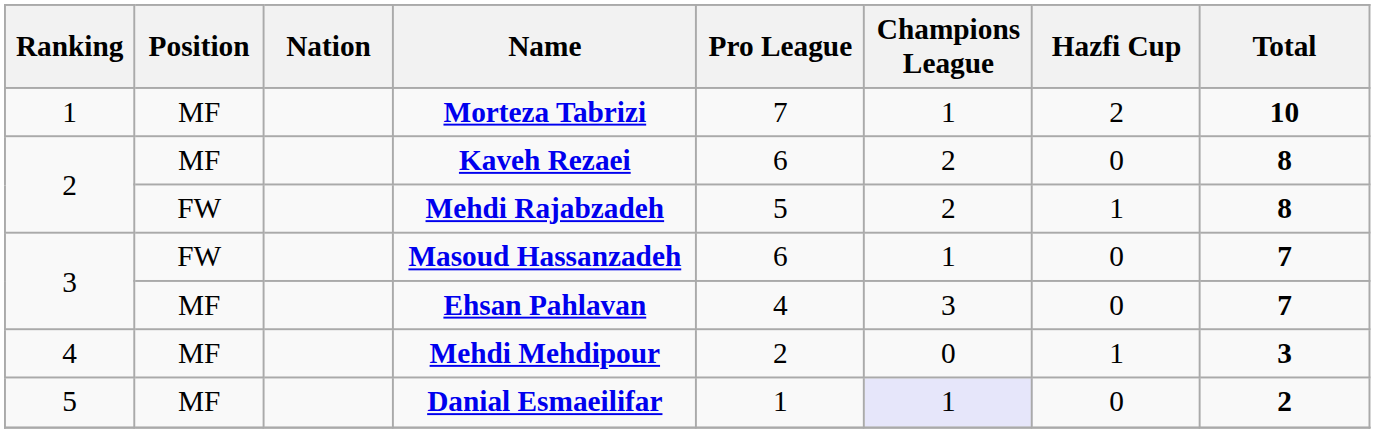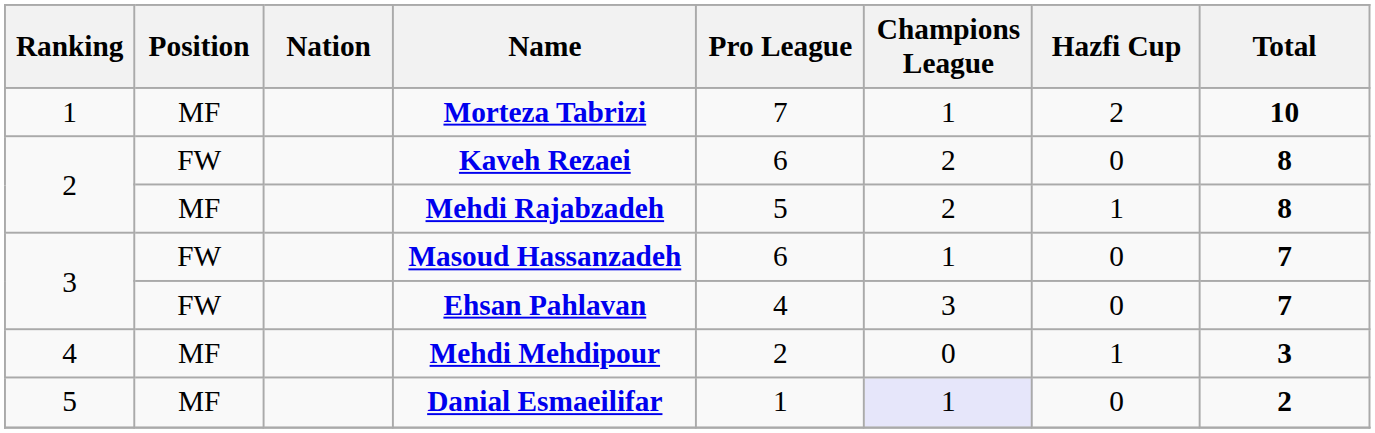(199, 160) MF -> (199, 160) FW
(199, 208) FW -> (199, 208) MF
(199, 305) MF -> (199, 305) FW
